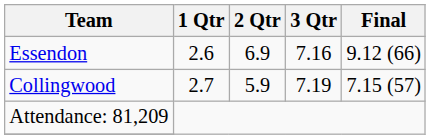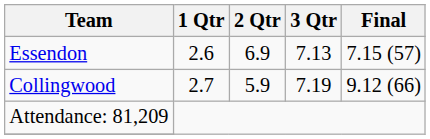(314, 52) 7.16 -> (314, 52) 7.13
(384, 52) 9.12 (66) -> (384, 52) 7.15 (57)
(384, 85) 7.15 (57) -> (384, 85) 9.12 (66)
